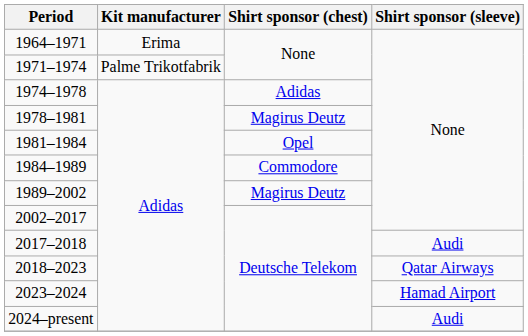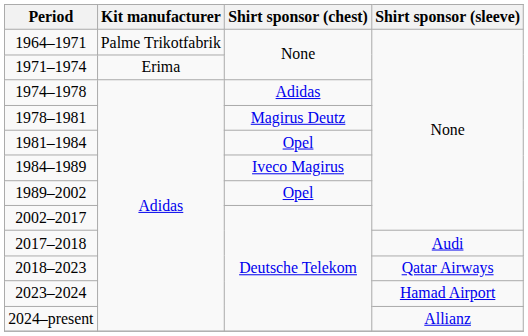(161, 42) Erima -> (161, 42) Palme Trikotfabrik
(161, 67) Palme Trikotfabrik -> (161, 67) Erima
(298, 167) Commodore -> (298, 167) Iveco Magirus
(298, 192) Magirus Deutz -> (298, 192) Opel
(448, 318) Audi -> (448, 318) Allianz
